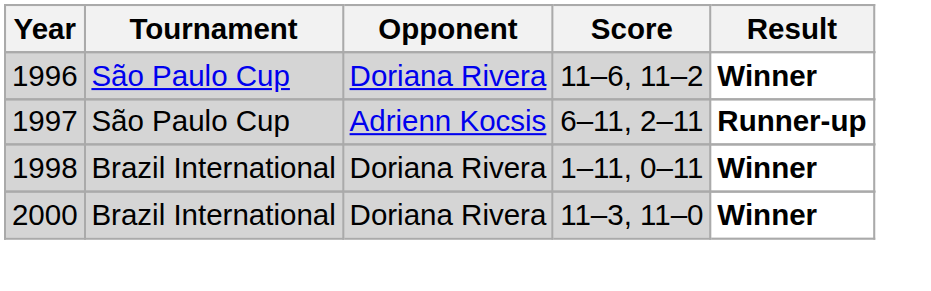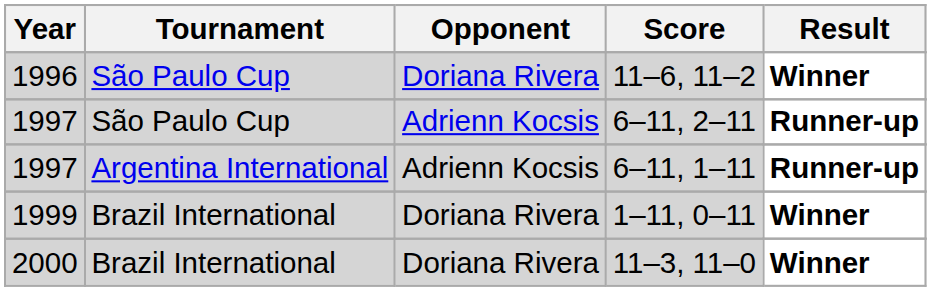+ row: (684, 169)
(45, 169) 1998 -> (45, 215) 1999
